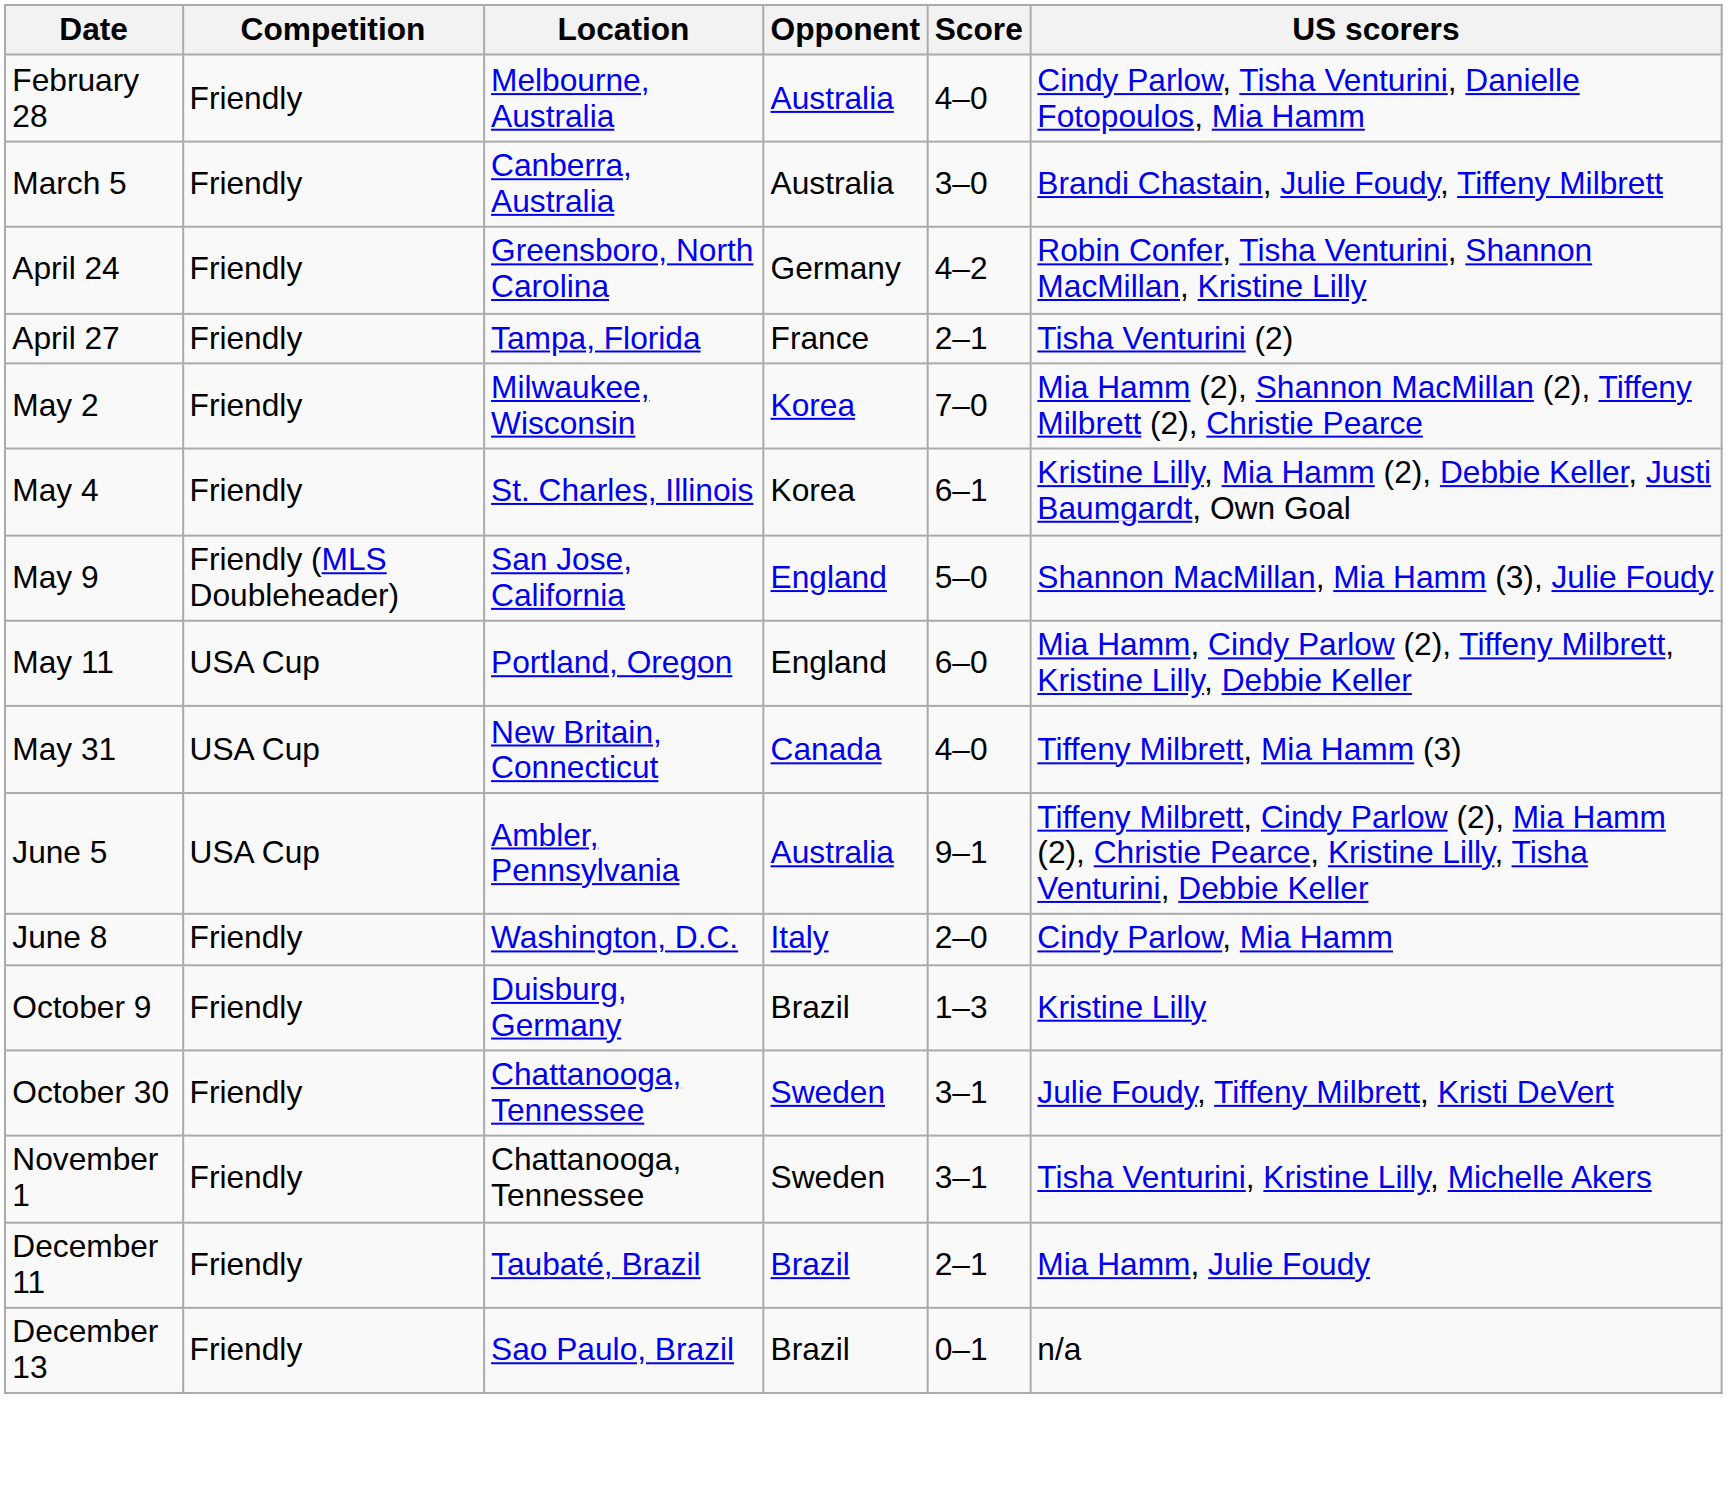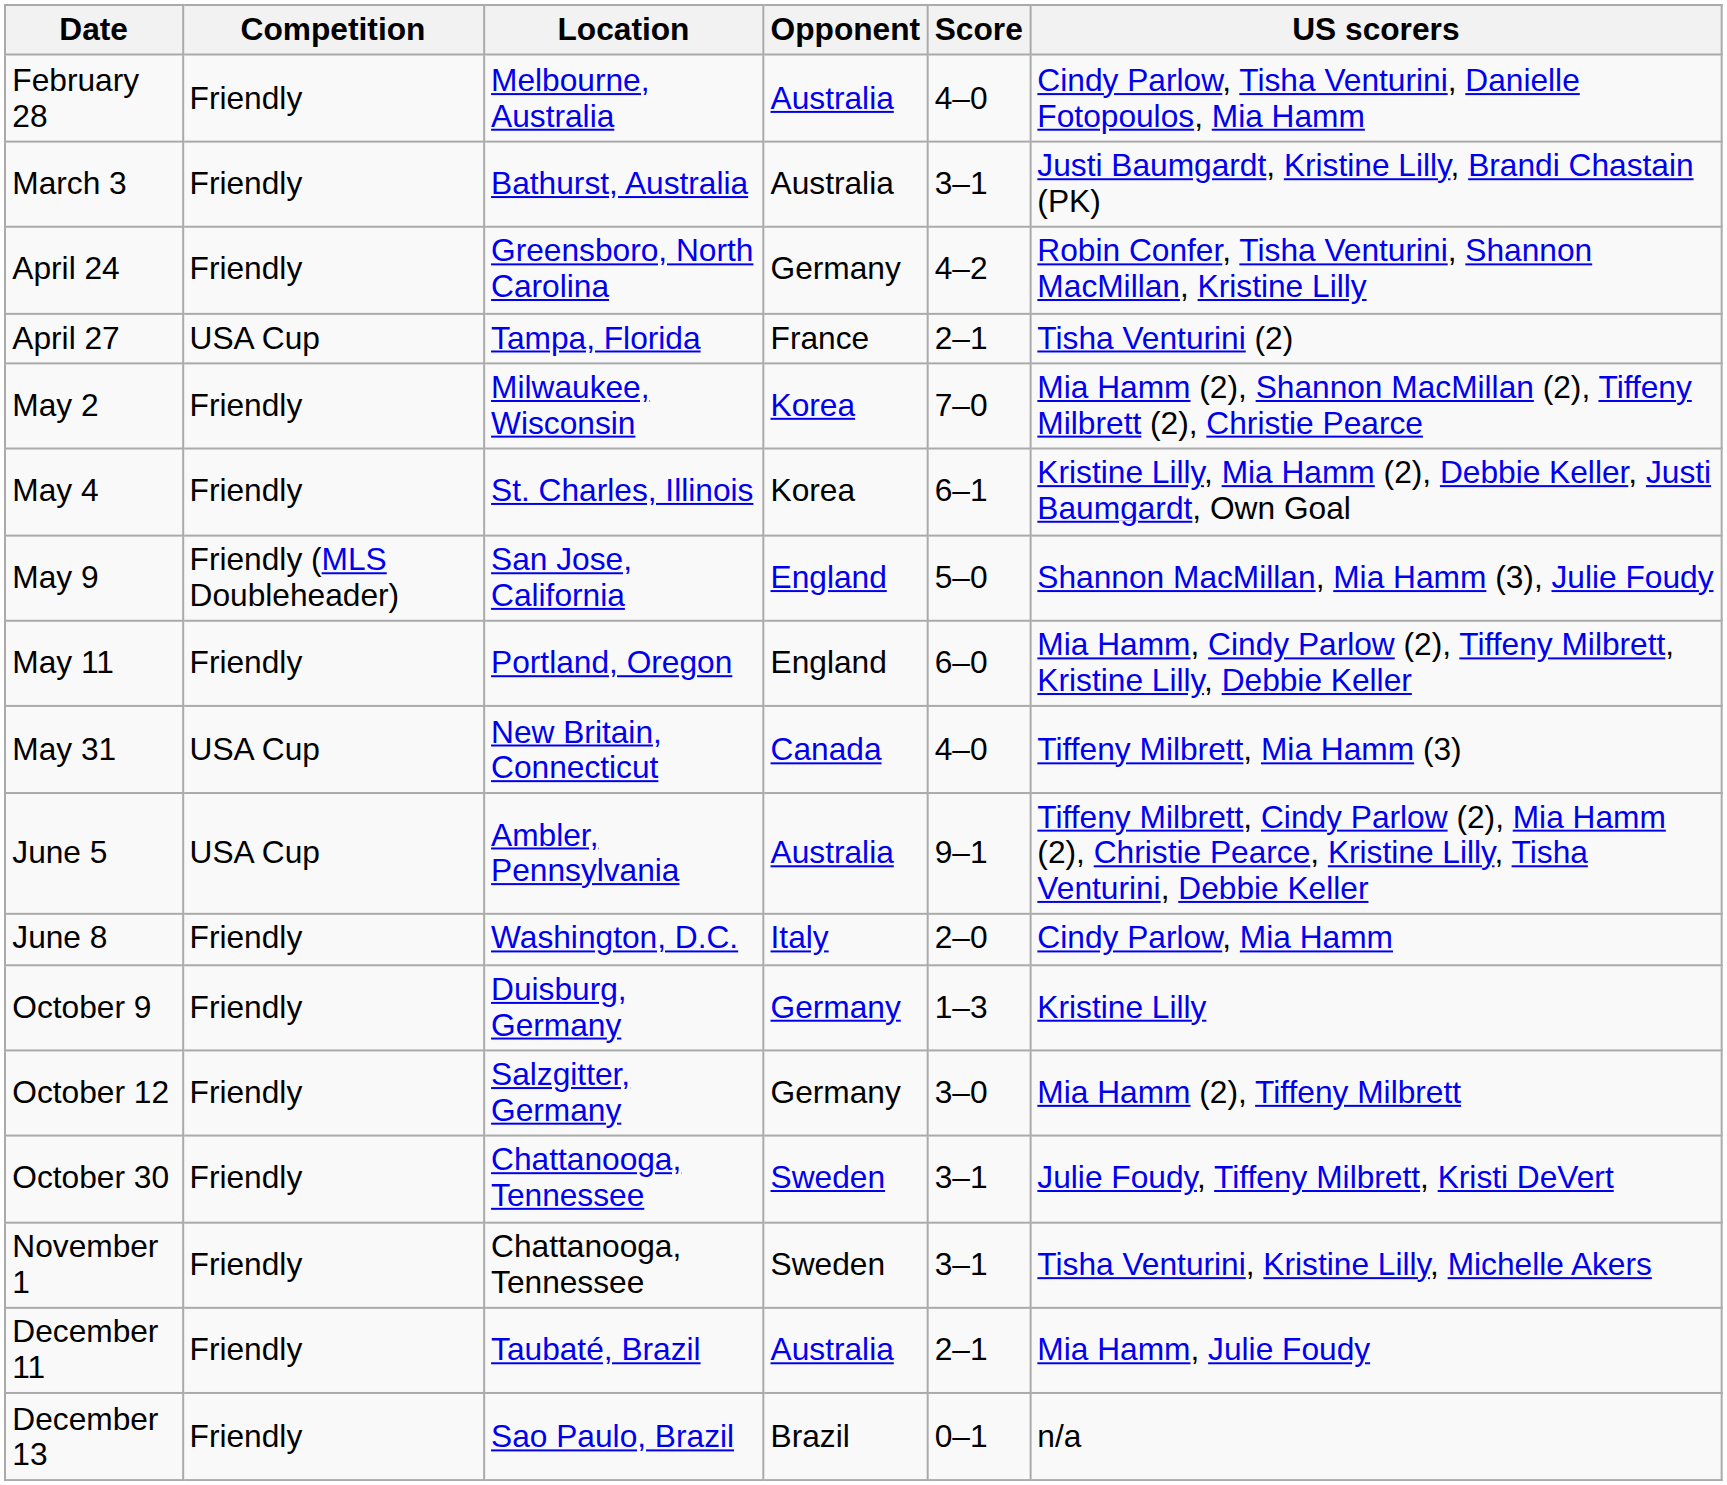+ row: (70, 183)
- row: (70, 183)
(246, 337) Friendly -> (255, 337) USA Cup
(255, 663) USA Cup -> (246, 663) Friendly
(810, 1006) Brazil -> (836, 1006) Germany
+ row: (91, 1092)
(810, 1264) Brazil -> (832, 1350) Australia
